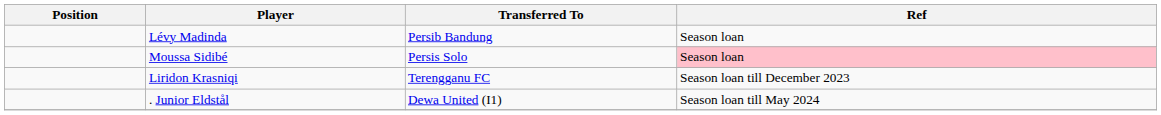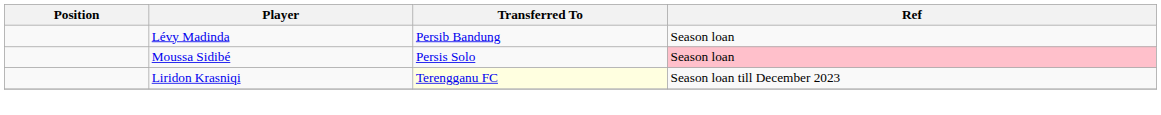(449, 78) no background -> (457, 78) lightyellow background
- row: (189, 99)
